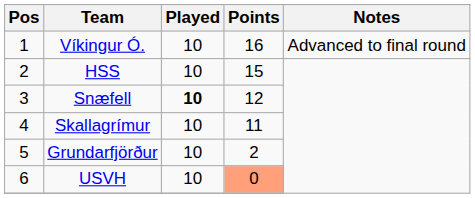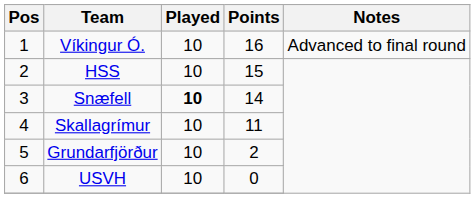(254, 98) 12 -> (254, 98) 14
(254, 179) lightsalmon background -> (254, 179) no background
